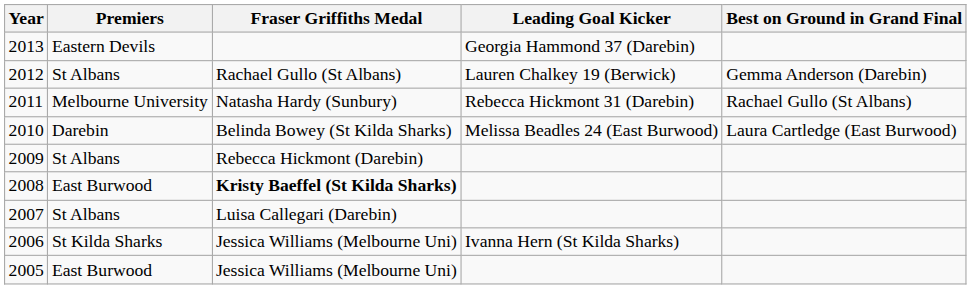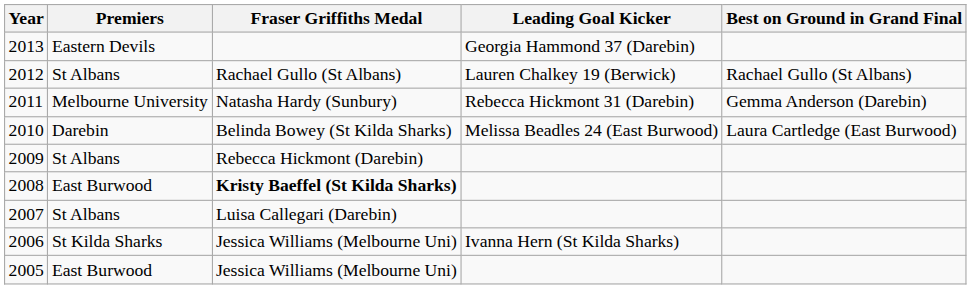(826, 74) Gemma Anderson (Darebin) -> (819, 74) Rachael Gullo (St Albans)
(819, 102) Rachael Gullo (St Albans) -> (826, 102) Gemma Anderson (Darebin)
